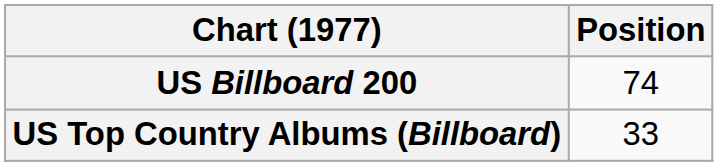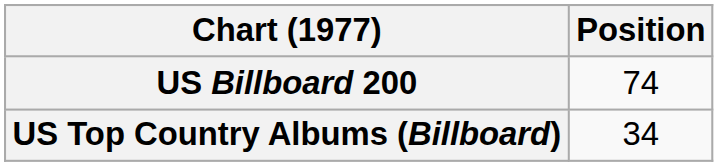(641, 134) 33 -> (641, 134) 34
